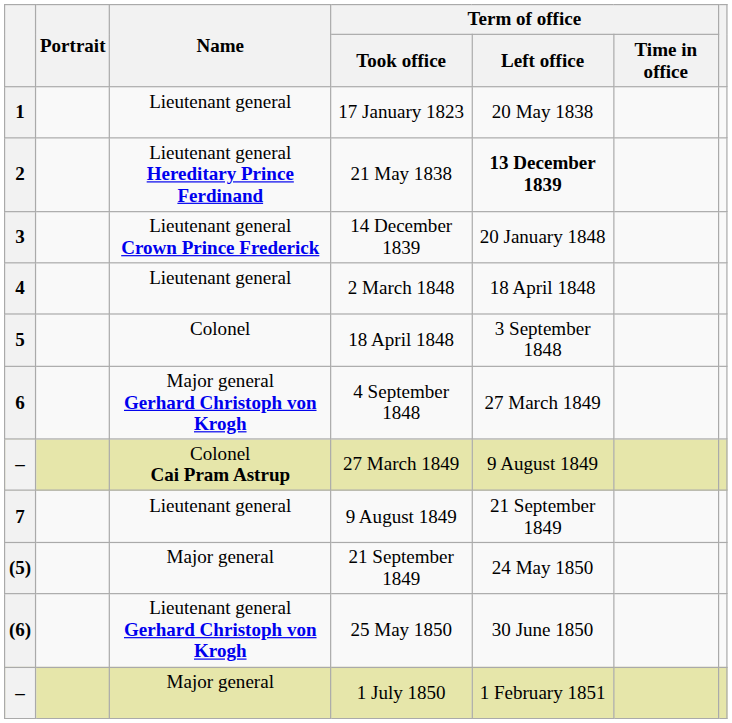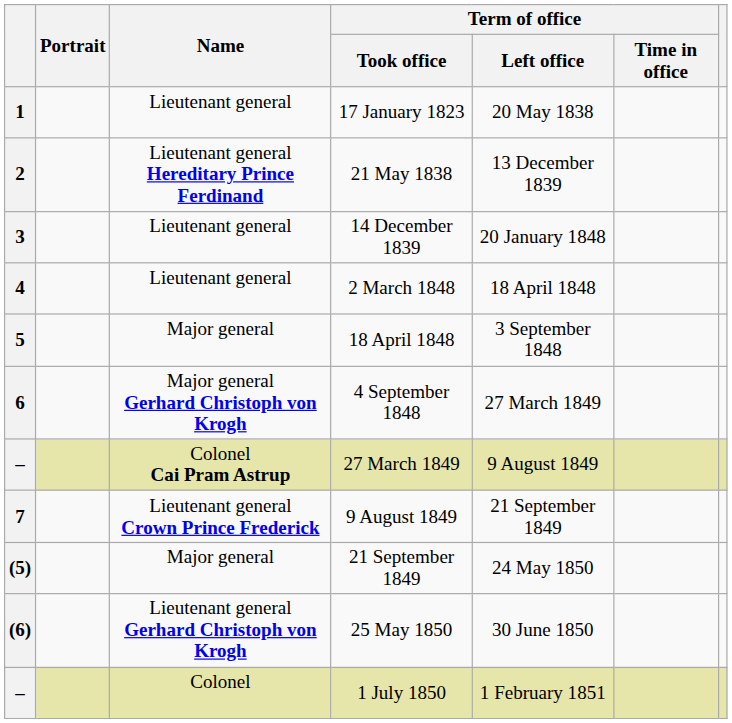(543, 174) bold -> (543, 174) normal
(220, 236) Lieutenant general Crown Prince Frederick -> (220, 226) Lieutenant general
(220, 329) Colonel -> (220, 329) Major general
(220, 505) Lieutenant general -> (220, 516) Lieutenant general Crown Prince Frederick
(220, 681) Major general -> (220, 681) Colonel
